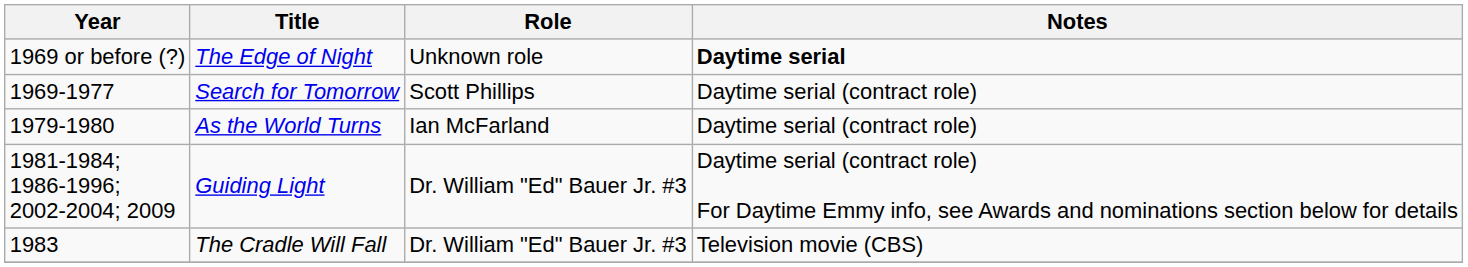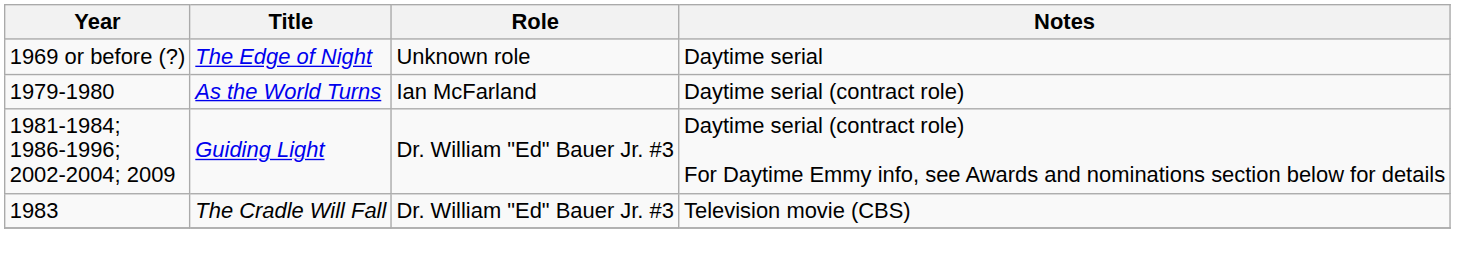(771, 56) bold -> (753, 56) normal
- row: (297, 91)
